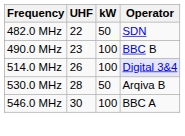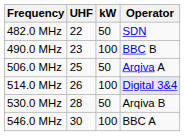+ row: (34, 67)
